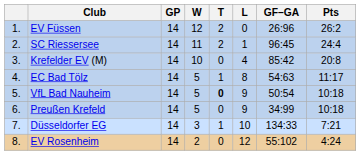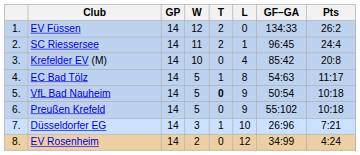(281, 28) 26:96 -> (281, 28) 134:33
(281, 110) 34:99 -> (281, 110) 55:102
(281, 126) 134:33 -> (281, 126) 26:96
(281, 142) 55:102 -> (281, 142) 34:99
